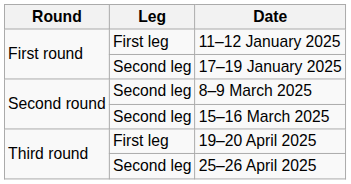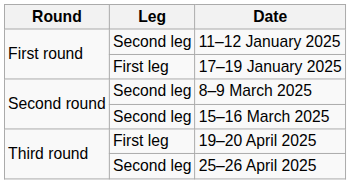(141, 41) First leg -> (152, 41) Second leg
(152, 66) Second leg -> (141, 66) First leg
